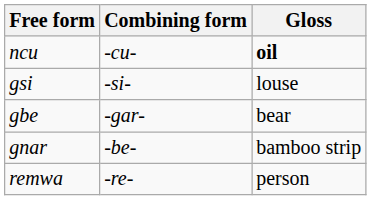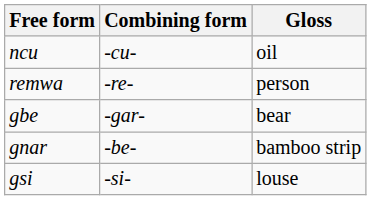(267, 52) bold -> (267, 52) normal
rows swapped: (21, 83) <-> (36, 178)
